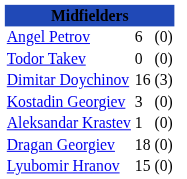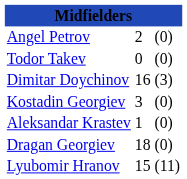(139, 37) 6 -> (139, 37) 2
(164, 166) (0) -> (167, 166) (11)
